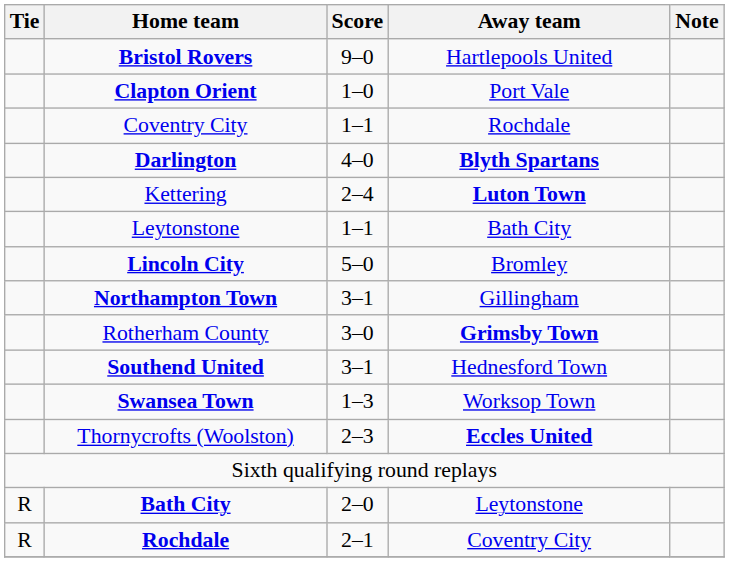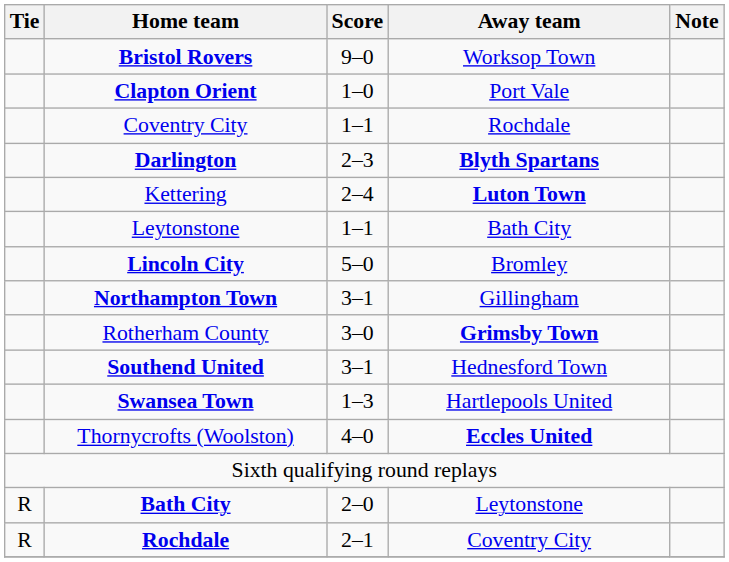(529, 56) Hartlepools United -> (529, 56) Worksop Town
(357, 159) 4–0 -> (357, 159) 2–3
(529, 401) Worksop Town -> (529, 401) Hartlepools United
(357, 435) 2–3 -> (357, 435) 4–0
